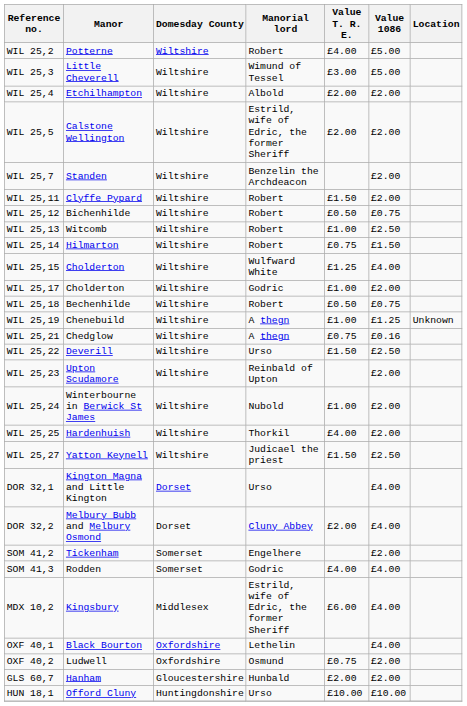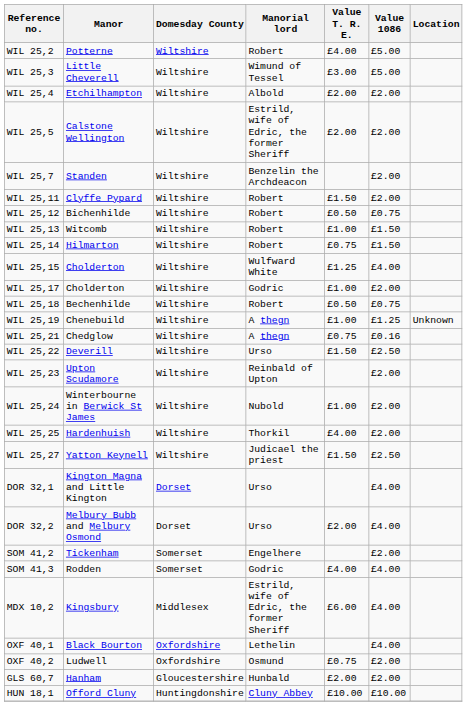(386, 229) £2.50 -> (386, 229) £1.50
(281, 526) Cluny Abbey -> (260, 526) Urso
(260, 694) Urso -> (281, 694) Cluny Abbey
